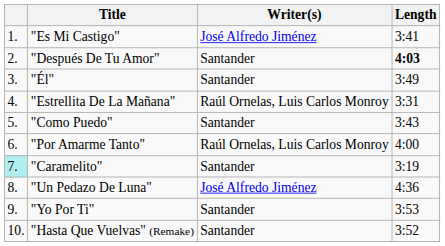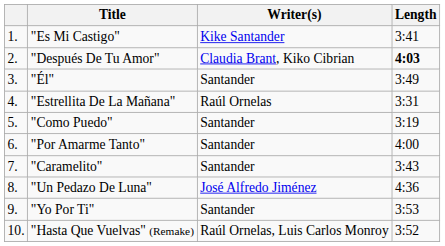(258, 36) José Alfredo Jiménez -> (242, 36) Kike Santander
(227, 58) Santander -> (277, 58) Claudia Brant, Kiko Cibrian
(294, 101) Raúl Ornelas, Luis Carlos Monroy -> (236, 101) Raúl Ornelas
(407, 123) 3:43 -> (407, 123) 3:19
(294, 144) Raúl Ornelas, Luis Carlos Monroy -> (227, 144) Santander
(13, 166) paleturquoise background -> (13, 166) no background
(407, 166) 3:19 -> (407, 166) 3:43
(227, 230) Santander -> (294, 230) Raúl Ornelas, Luis Carlos Monroy
